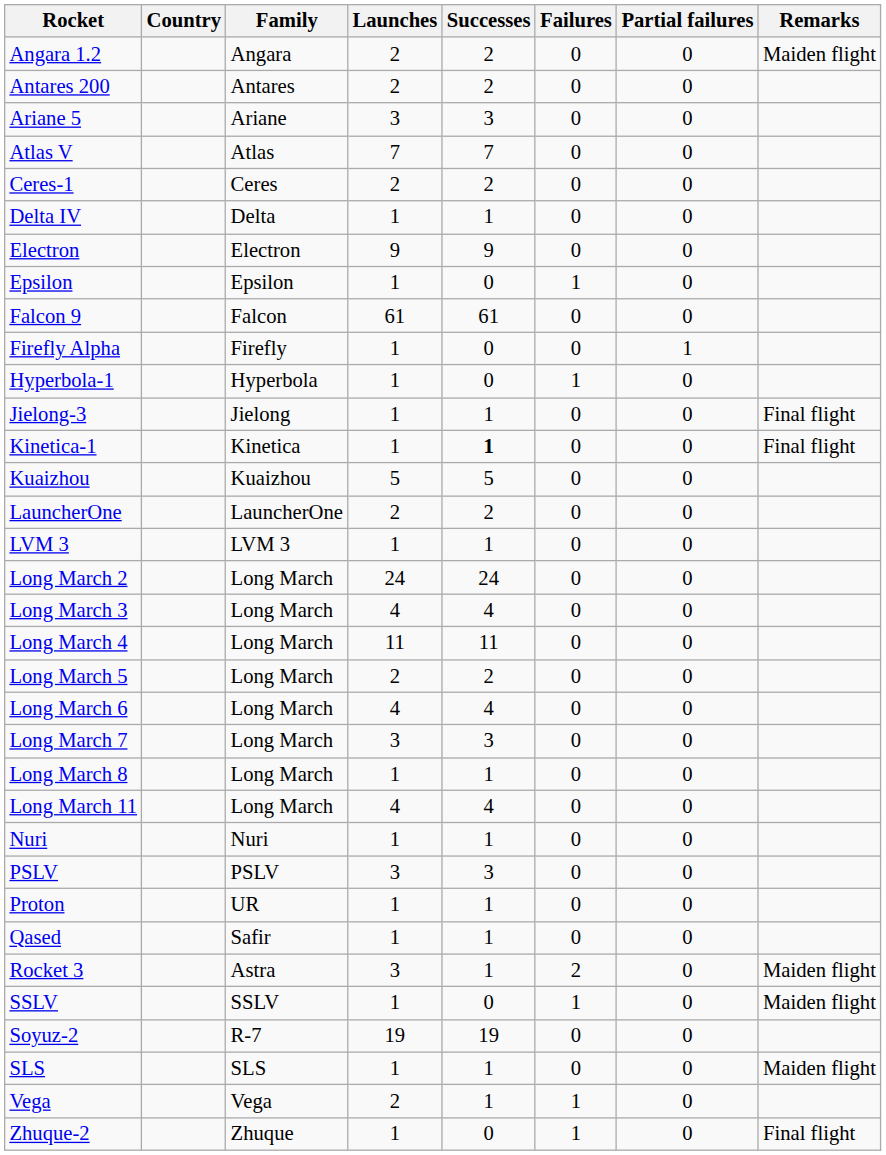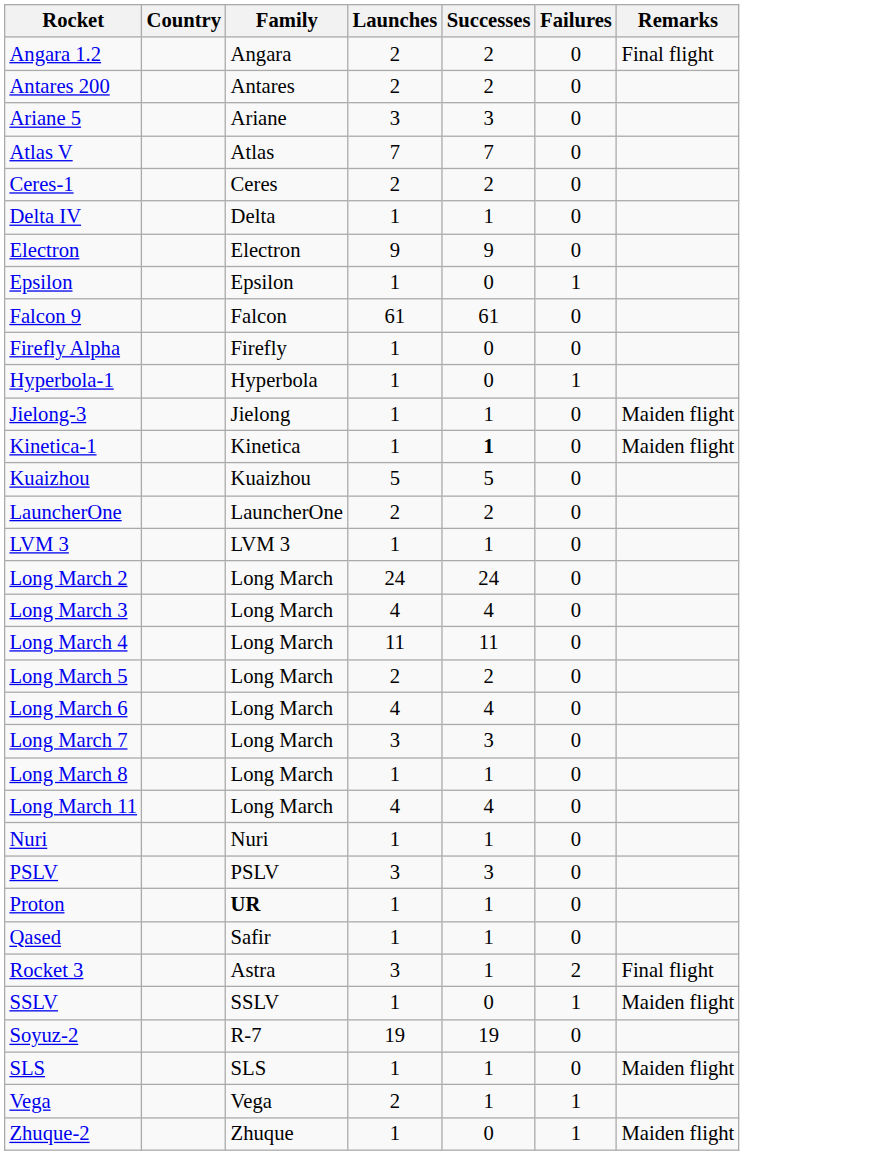- column: (687, 20)
(819, 53) Maiden flight -> (668, 53) Final flight
(809, 413) Final flight -> (678, 413) Maiden flight
(809, 446) Final flight -> (678, 446) Maiden flight
(245, 904) normal -> (246, 904) bold
(819, 970) Maiden flight -> (668, 970) Final flight
(809, 1133) Final flight -> (678, 1133) Maiden flight
